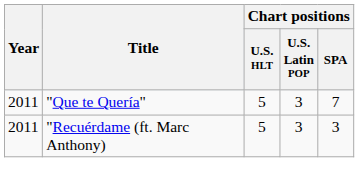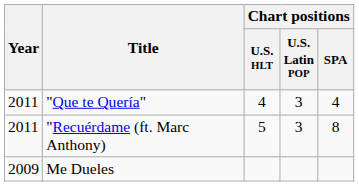(262, 102) 5 -> (262, 102) 4
(336, 102) 7 -> (336, 102) 4
(336, 126) 3 -> (336, 126) 8
+ row: (80, 169)
